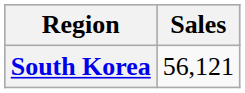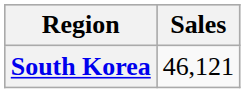(198, 66) 56,121 -> (198, 66) 46,121
